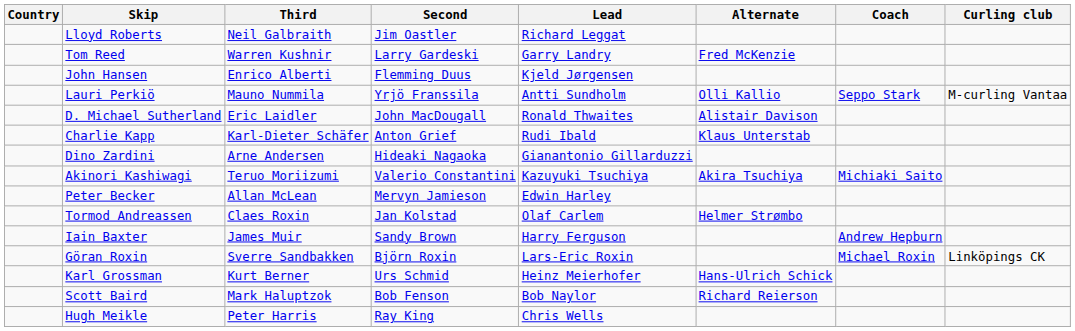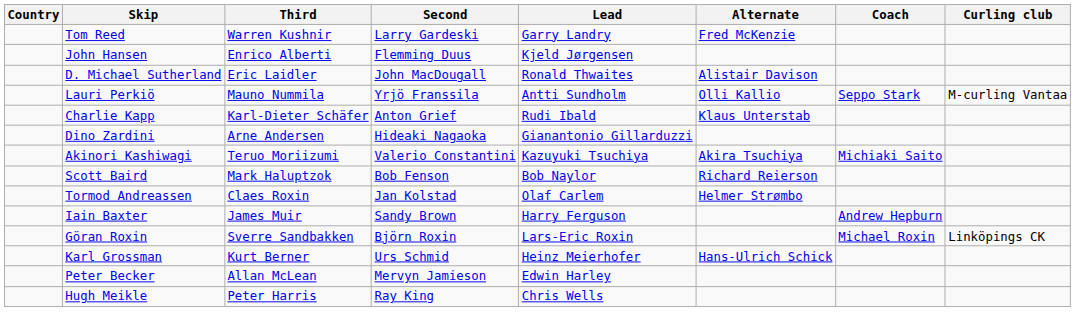- row: (114, 35)
rows swapped: (143, 115) <-> (110, 95)
rows swapped: (110, 196) <-> (106, 296)
